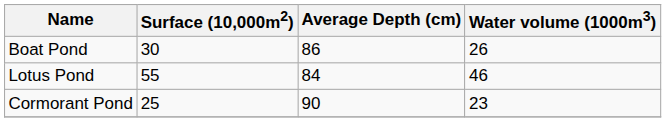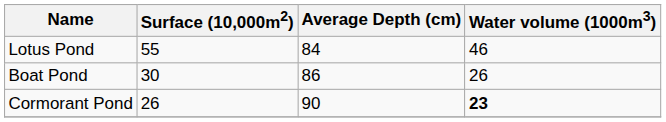rows swapped: (48, 49) <-> (51, 76)
(150, 103) 25 -> (150, 103) 26
(478, 103) normal -> (478, 103) bold
